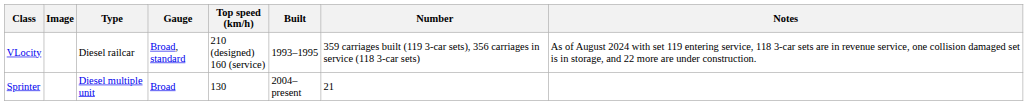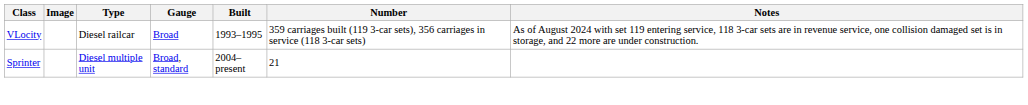- column: (239, 18)
(168, 52) Broad, standard -> (166, 35) Broad
(163, 86) Broad -> (171, 63) Broad, standard
